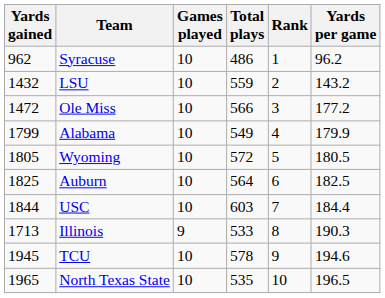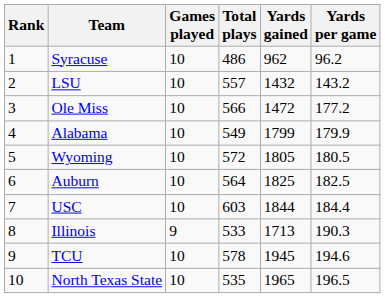columns swapped: (290, 25) <-> (30, 25)
(242, 83) 559 -> (234, 83) 557
